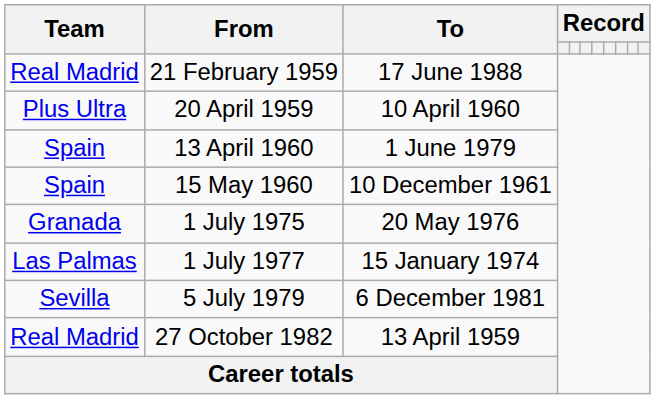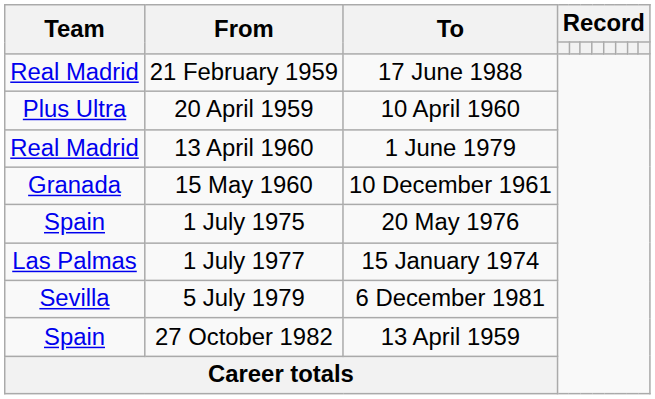(75, 147) Spain -> (75, 147) Real Madrid
(75, 185) Spain -> (75, 185) Granada
(75, 223) Granada -> (75, 223) Spain
(75, 336) Real Madrid -> (75, 336) Spain
